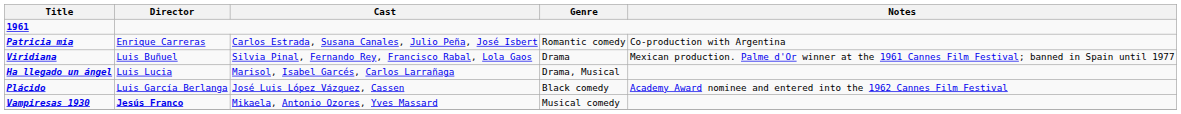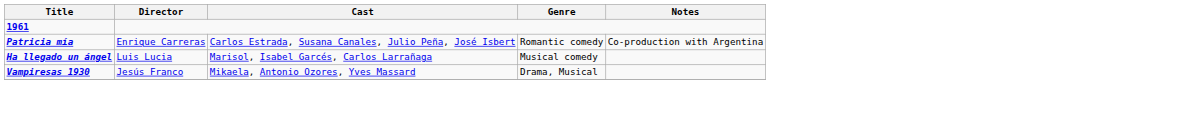- row: (32, 57)
(581, 72) Drama, Musical -> (559, 57) Musical comedy
- row: (26, 87)
(150, 102) bold -> (150, 72) normal
(581, 102) Musical comedy -> (559, 72) Drama, Musical
